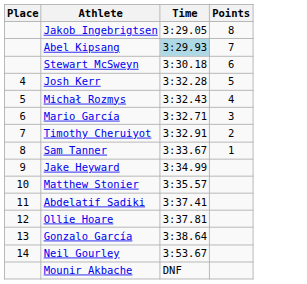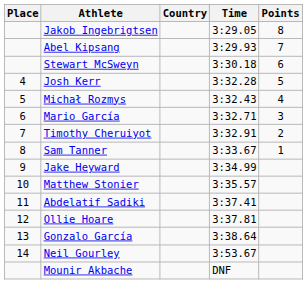+ column: (185, 13)
(185, 47) lightblue background -> (234, 47) no background
